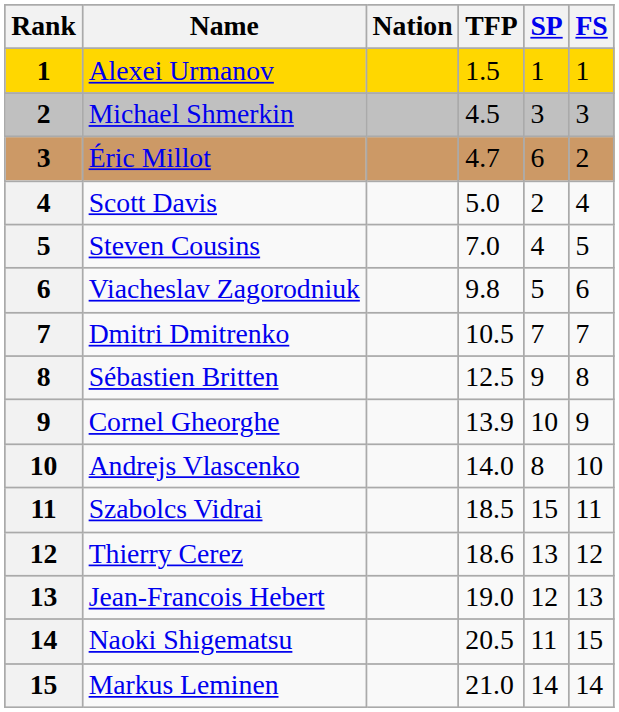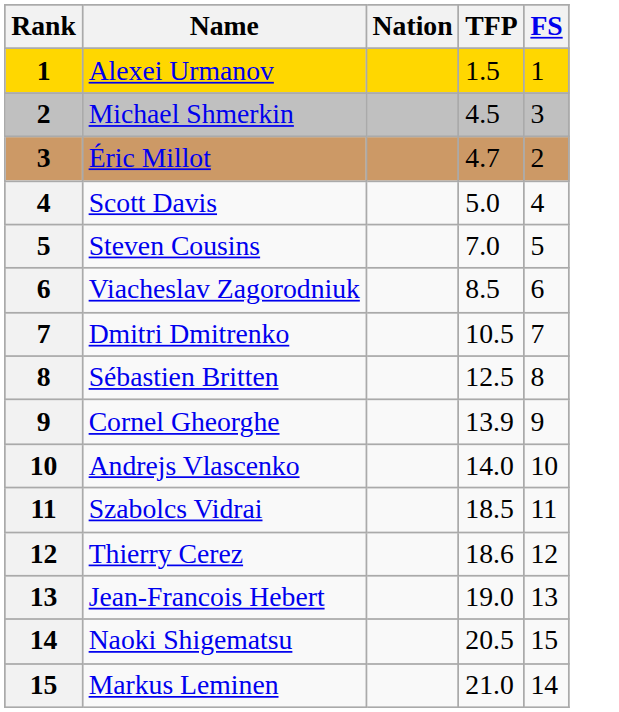- column: (547, 26)
(483, 289) 9.8 -> (483, 289) 8.5
